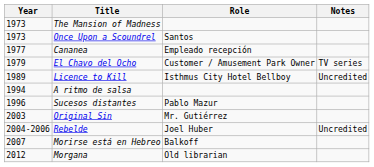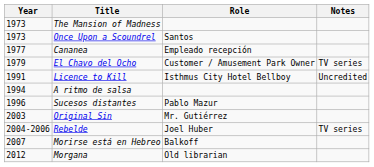(16, 77) 1989 -> (16, 77) 1991
(343, 129) Uncredited -> (340, 129) TV series
